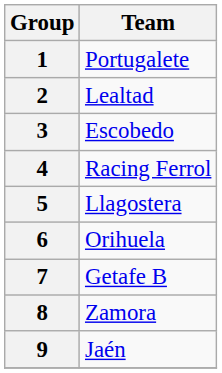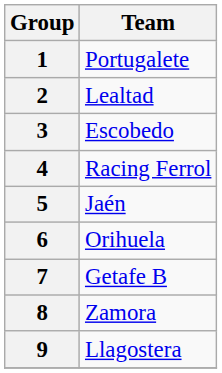(133, 204) Llagostera -> (105, 204) Jaén
(105, 349) Jaén -> (133, 349) Llagostera
